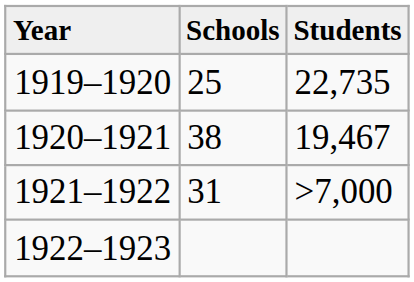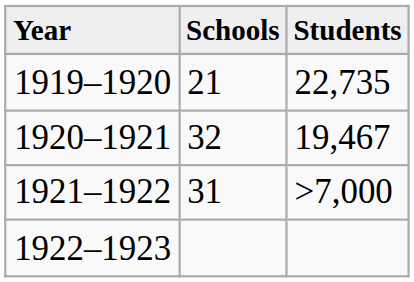(205, 81) 25 -> (205, 81) 21
(205, 136) 38 -> (205, 136) 32
